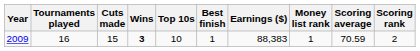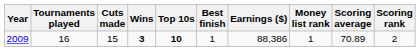(176, 39) normal -> (176, 39) bold
(272, 39) 88,383 -> (272, 39) 88,386
(353, 39) 70.59 -> (353, 39) 70.89
